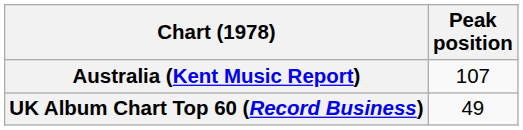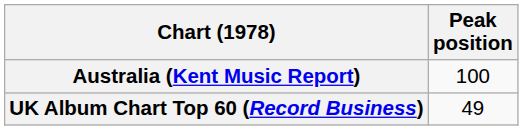(473, 76) 107 -> (473, 76) 100
